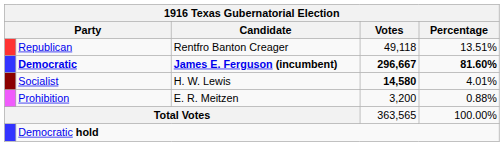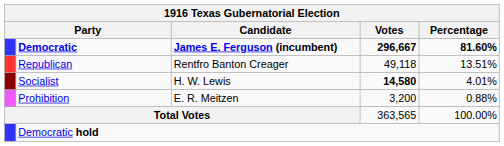rows swapped: (48, 64) <-> (45, 47)
